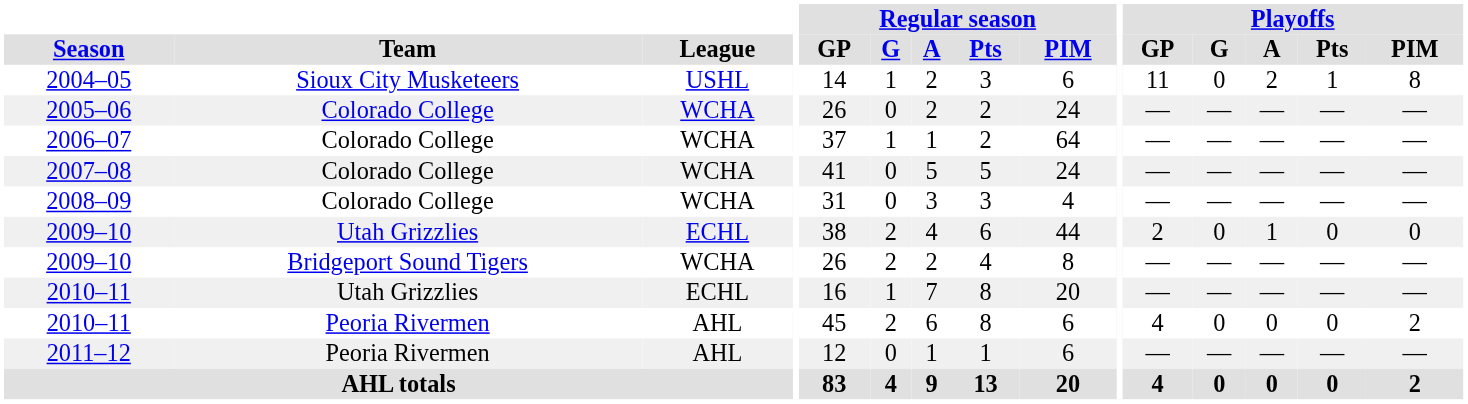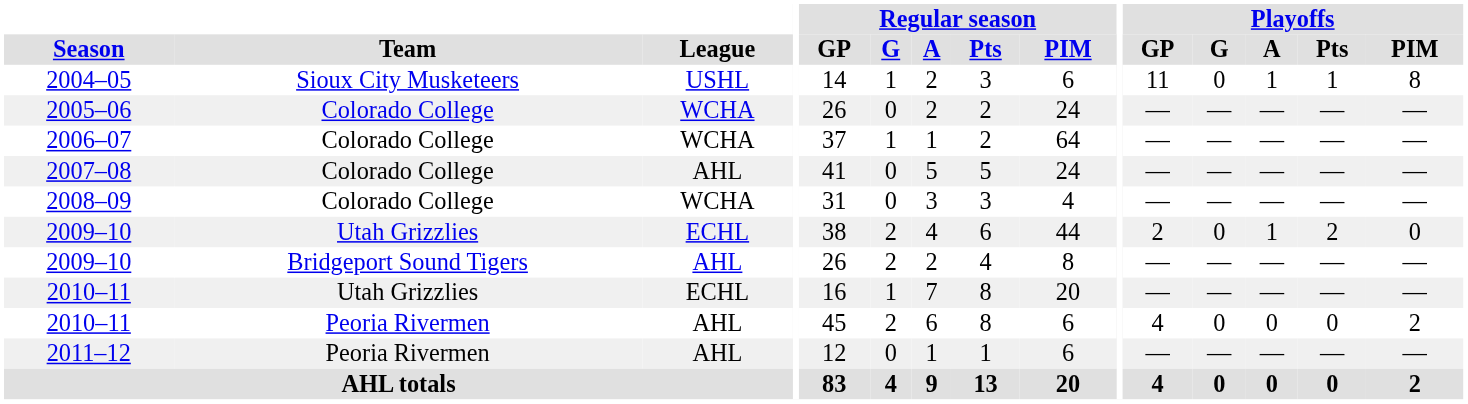(1272, 79) 2 -> (1272, 79) 1
(717, 170) WCHA -> (717, 170) AHL
(1332, 231) 0 -> (1332, 231) 2
(717, 262) WCHA -> (717, 262) AHL
